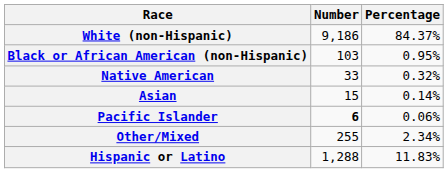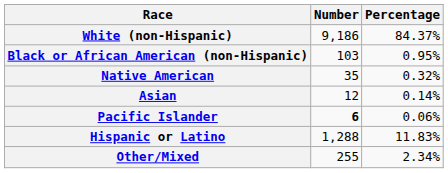(352, 76) 33 -> (352, 76) 35
(352, 96) 15 -> (352, 96) 12
rows swapped: (158, 137) <-> (158, 157)
